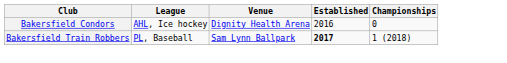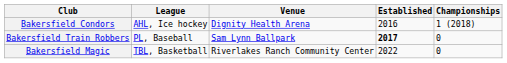(374, 24) 0 -> (456, 24) 1 (2018)
(392, 38) 1 (2018) -> (439, 38) 0
+ row: (68, 51)
